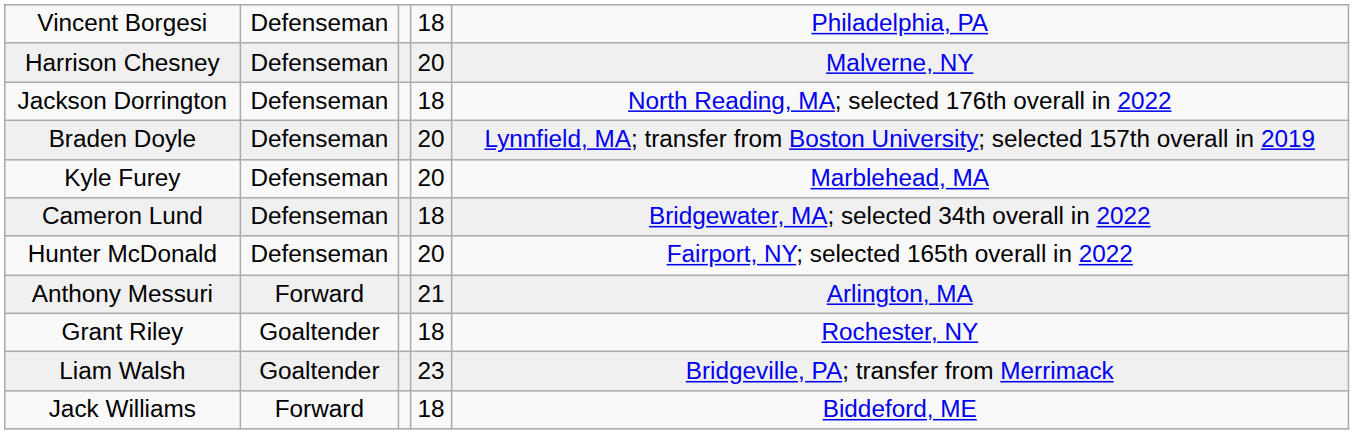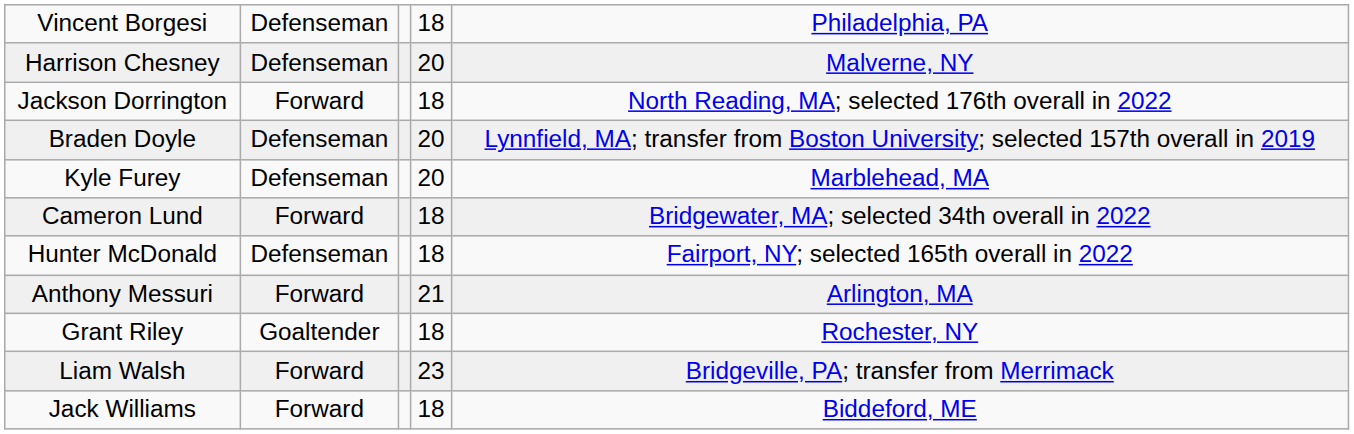(319, 100) Defenseman -> (319, 100) Forward
(319, 216) Defenseman -> (319, 216) Forward
(431, 255) 20 -> (431, 255) 18
(319, 370) Goaltender -> (319, 370) Forward
